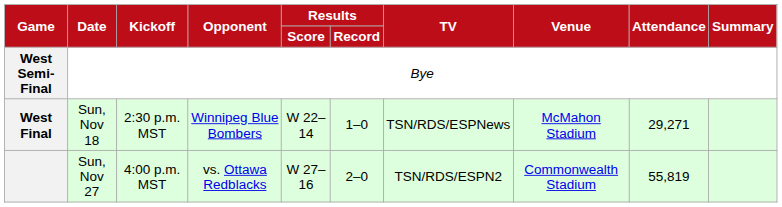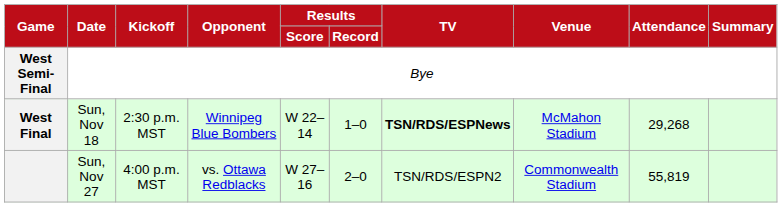(448, 125) normal -> (448, 125) bold
(669, 125) 29,271 -> (669, 125) 29,268
